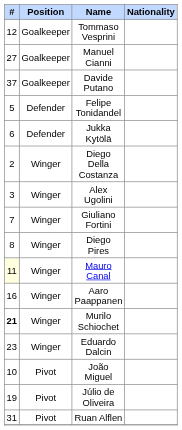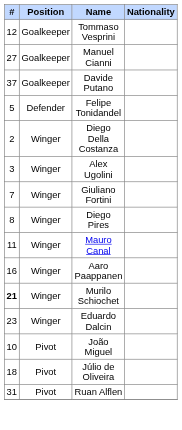- row: (98, 133)
(12, 270) lightyellow background -> (12, 245) no background
(12, 397) 19 -> (12, 372) 18
